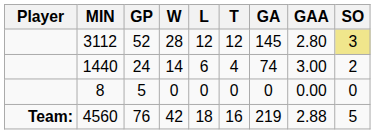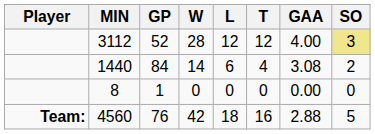- column: (268, 16)
(311, 41) 2.80 -> (306, 41) 4.00
(142, 66) 24 -> (160, 66) 84
(311, 66) 3.00 -> (306, 66) 3.08
(142, 91) 5 -> (160, 91) 1
